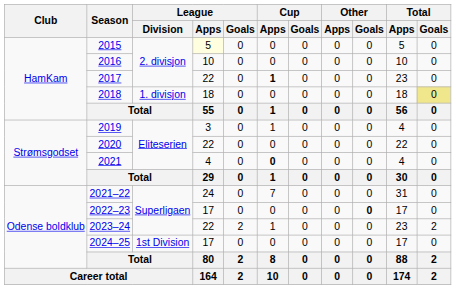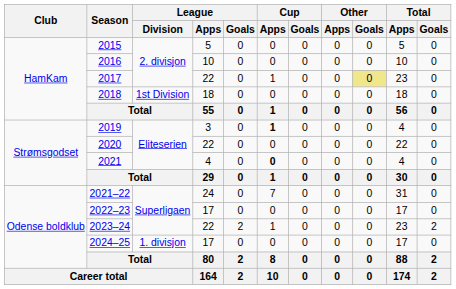(208, 45) lightyellow background -> (208, 45) no background
(273, 78) bold -> (273, 78) normal
(369, 78) no background -> (369, 78) khaki background
(163, 95) 1. divisjon -> (163, 95) 1st Division
(434, 95) khaki background -> (434, 95) no background
(273, 128) normal -> (273, 128) bold
(369, 210) bold -> (369, 210) normal
(163, 243) 1st Division -> (163, 243) 1. divisjon
